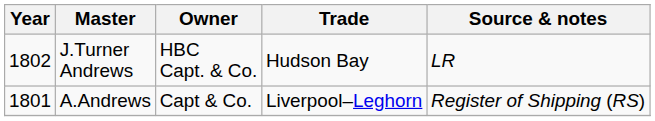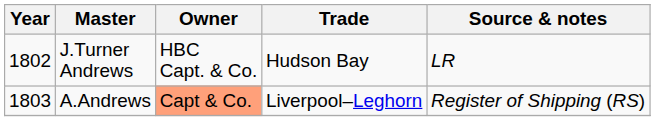(30, 100) 1801 -> (30, 100) 1803
(206, 100) no background -> (206, 100) lightsalmon background
